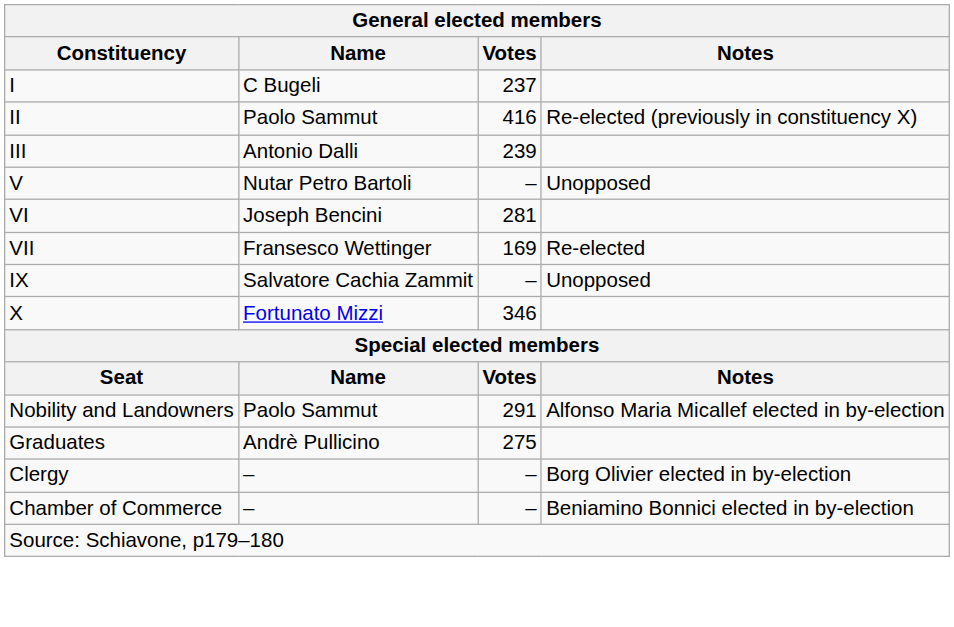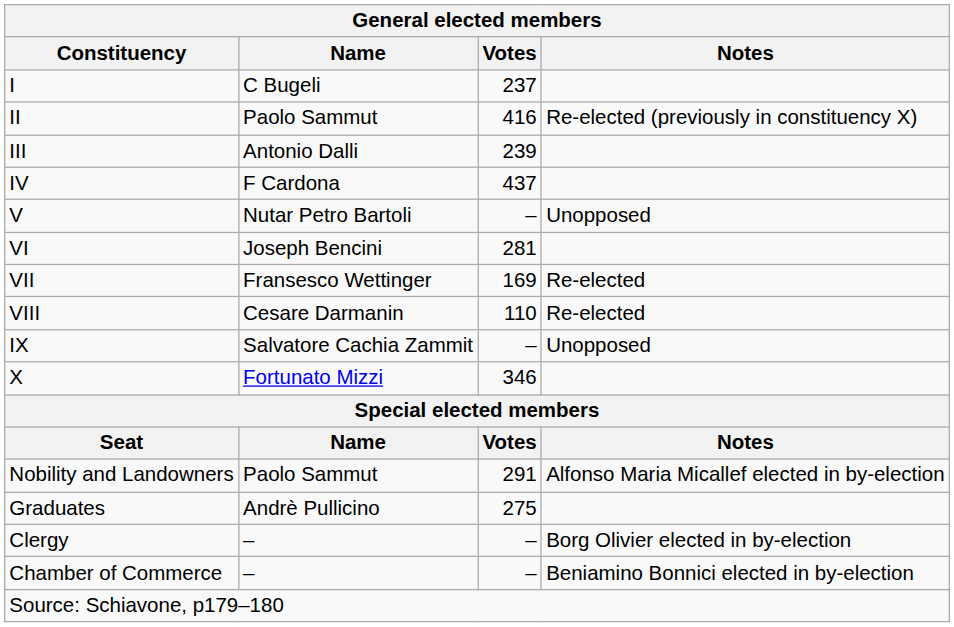+ row: (19, 183)
+ row: (25, 313)
